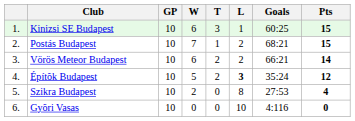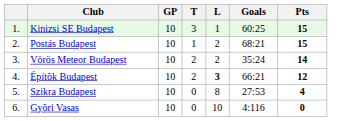- column: (194, 12)
(277, 60) 66:21 -> (254, 60) 35:24
(277, 76) 35:24 -> (254, 76) 66:21
